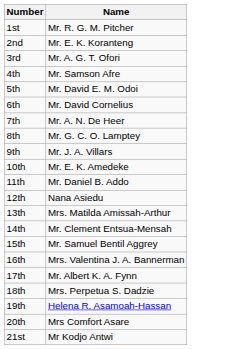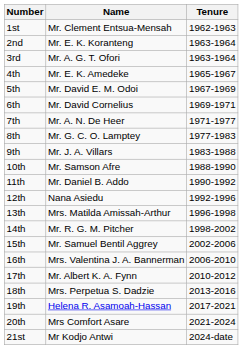+ column: (212, 12)
(91, 27) Mr. R. G. M. Pitcher -> (110, 27) Mr. Clement Entsua-Mensah
(84, 74) Mr. Samson Afre -> (88, 74) Mr. E. K. Amedeke
(88, 167) Mr. E. K. Amedeke -> (84, 167) Mr. Samson Afre
(110, 228) Mr. Clement Entsua-Mensah -> (91, 228) Mr. R. G. M. Pitcher
